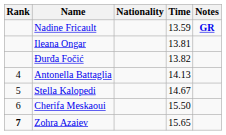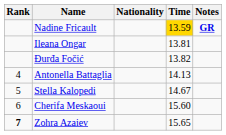(179, 28) no background -> (179, 28) gold background
(179, 106) 15.50 -> (179, 106) 15.60
